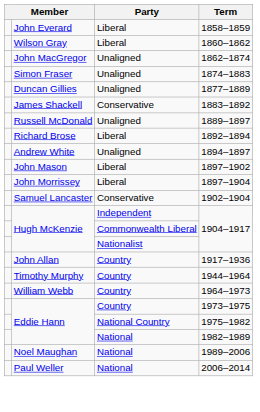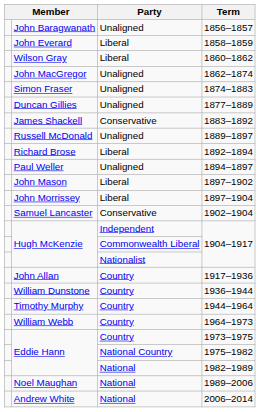+ row: (122, 27)
(44, 151) Andrew White -> (39, 167) Paul Weller
+ row: (117, 290)
(39, 368) Paul Weller -> (44, 399) Andrew White
